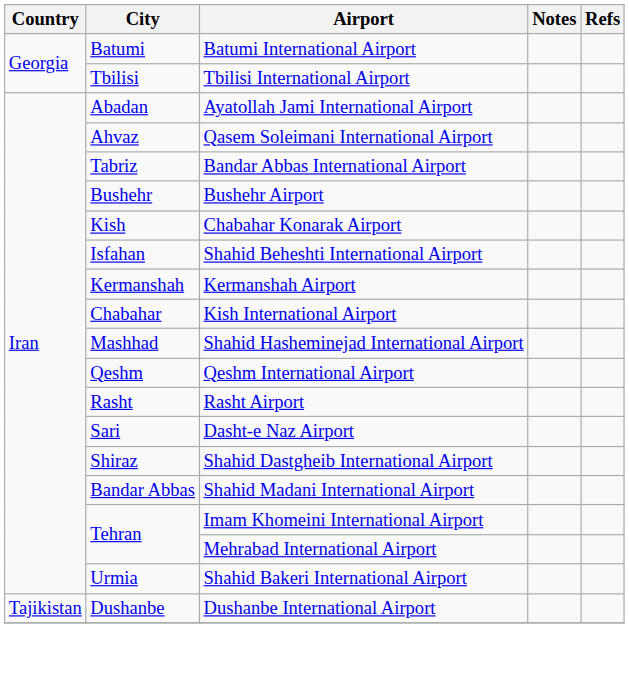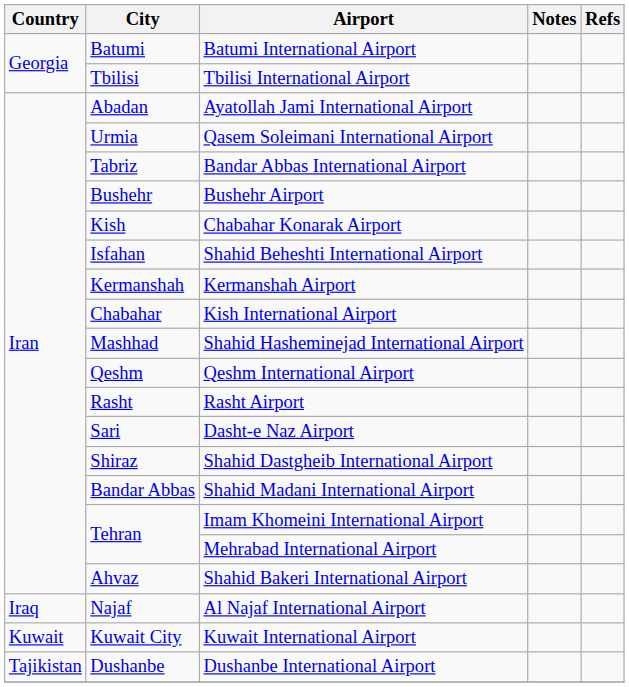(115, 136) Ahvaz -> (114, 136) Urmia
(114, 578) Urmia -> (115, 578) Ahvaz
+ row: (315, 607)
+ row: (310, 637)
